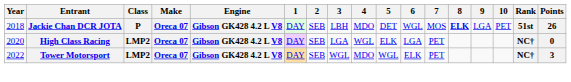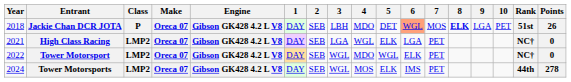(413, 25) no background -> (413, 25) lightsalmon background
(15, 40) 2020 -> (15, 40) 2021
(552, 55) 3 -> (552, 55) 0
+ row: (75, 69)
